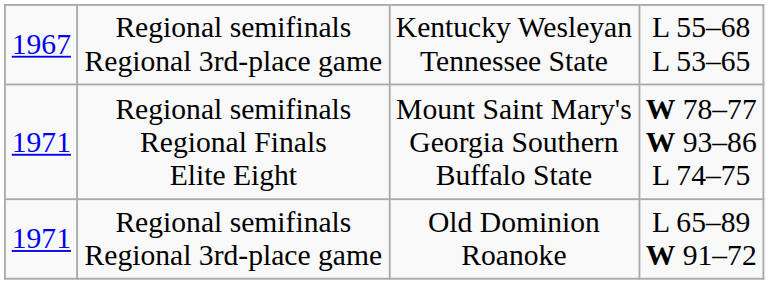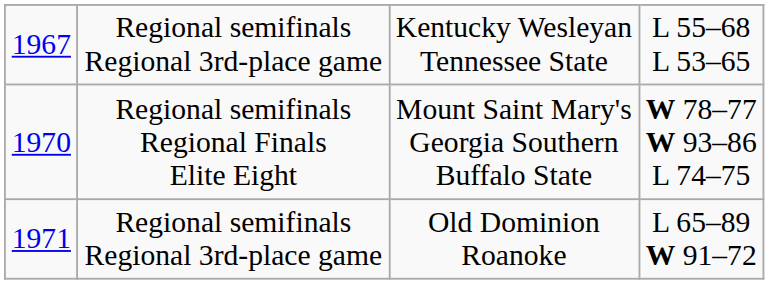(41, 141) 1971 -> (41, 141) 1970
